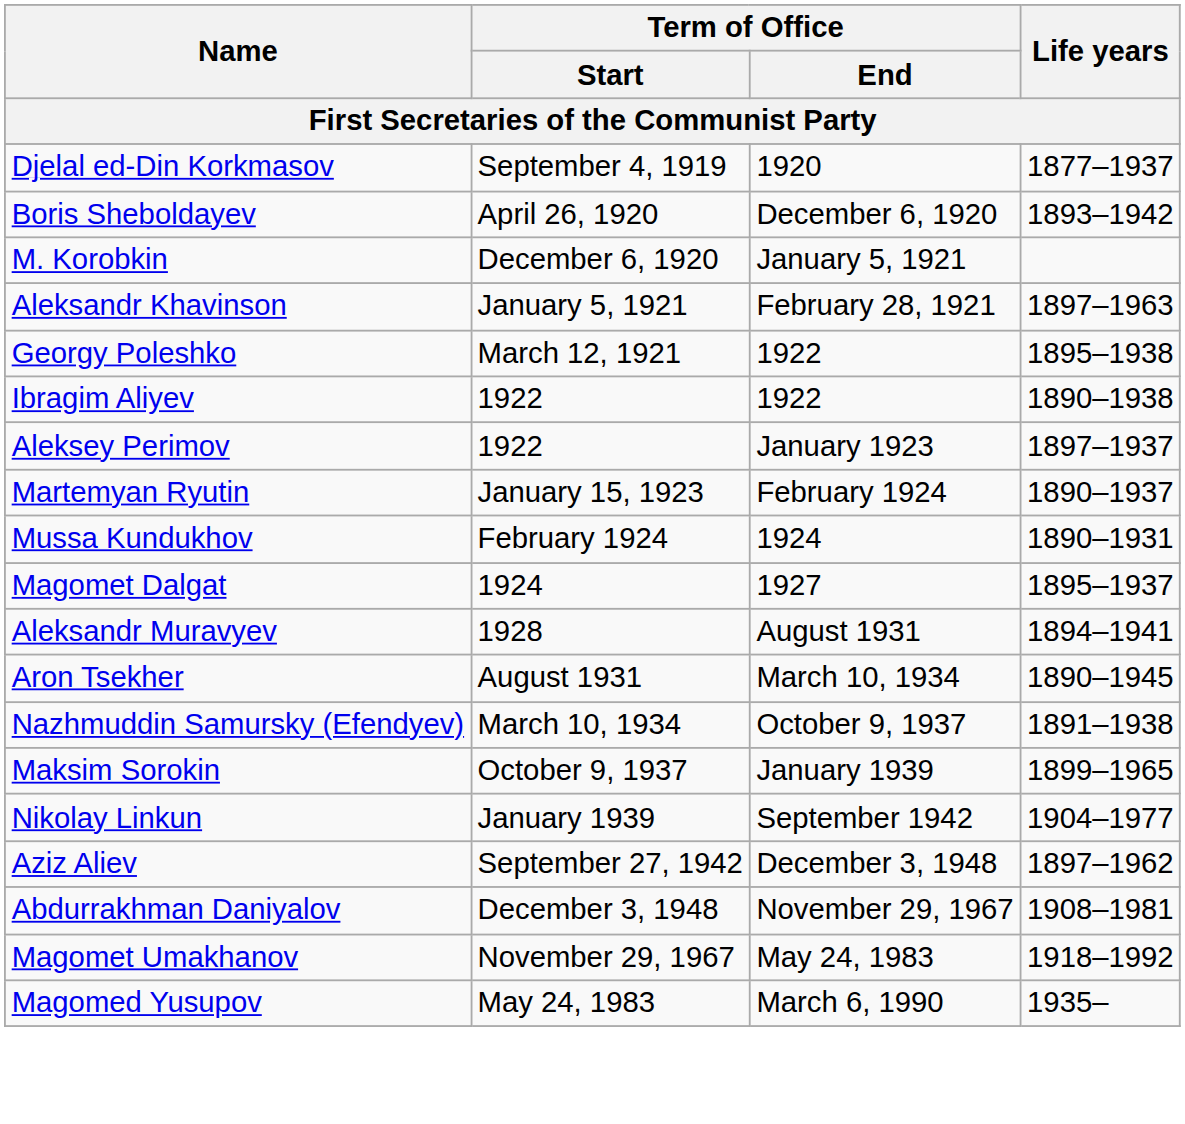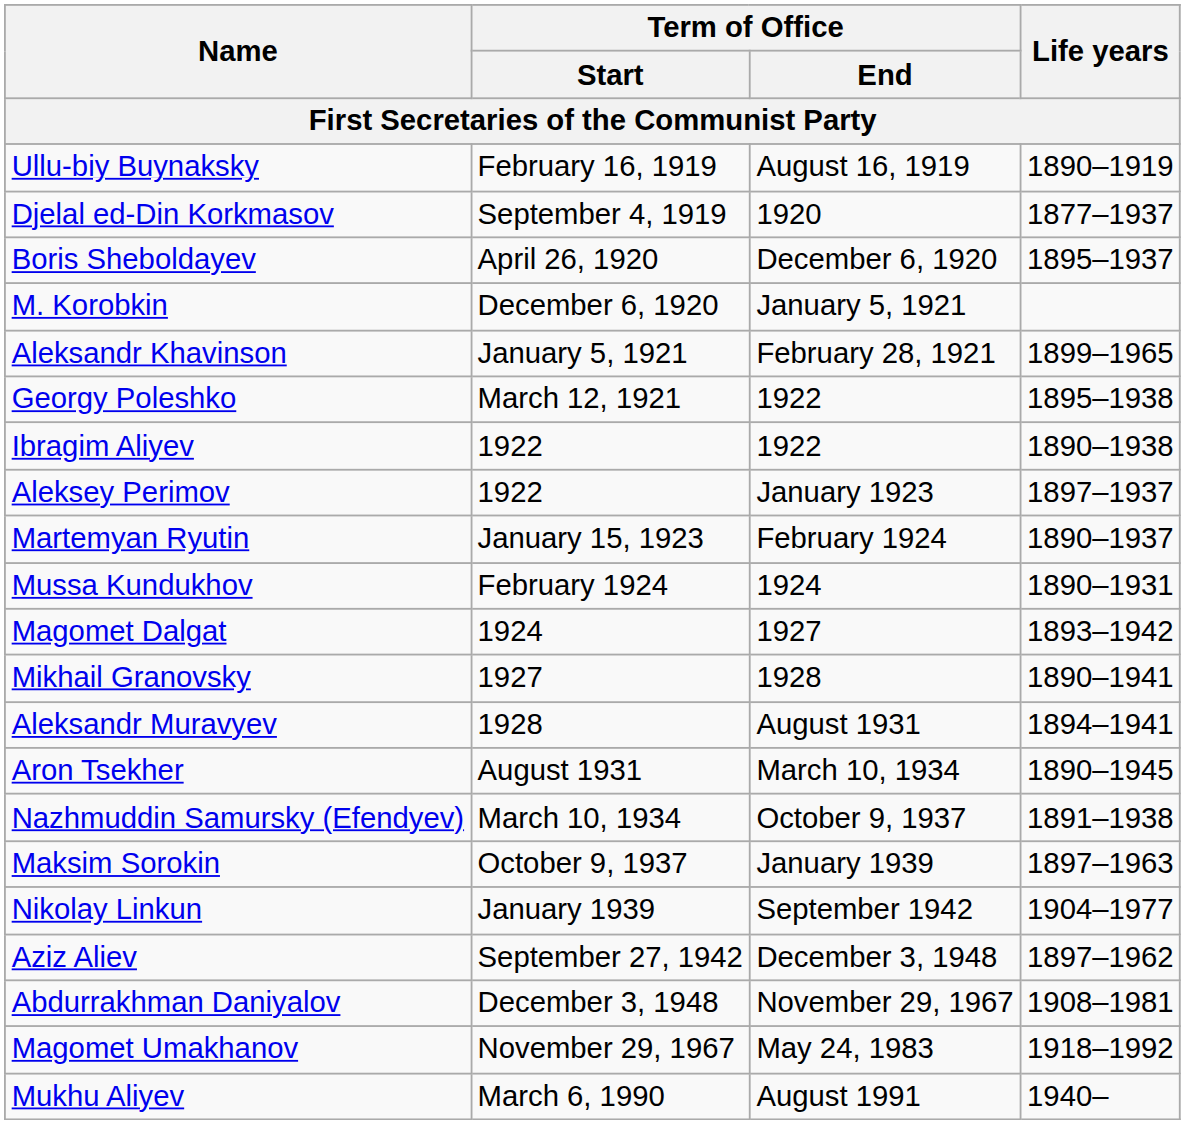+ row: (135, 167)
(1100, 213) 1893–1942 -> (1100, 259) 1895–1937
(1100, 306) 1897–1963 -> (1100, 352) 1899–1965
(1100, 584) 1895–1937 -> (1100, 631) 1893–1942
+ row: (131, 677)
(1100, 770) 1899–1965 -> (1100, 863) 1897–1963
- row: (137, 1002)
+ row: (98, 1095)
